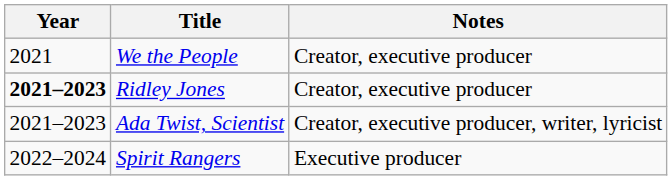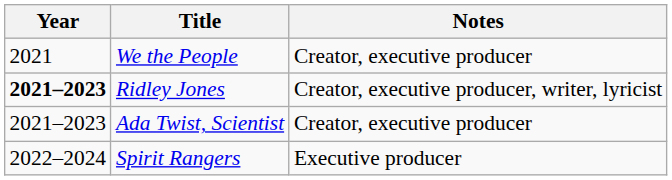(413, 89) Creator, executive producer -> (478, 89) Creator, executive producer, writer, lyricist
(478, 123) Creator, executive producer, writer, lyricist -> (413, 123) Creator, executive producer
